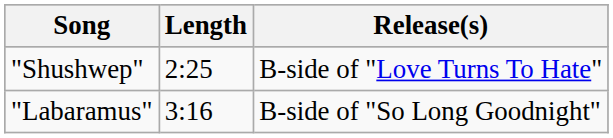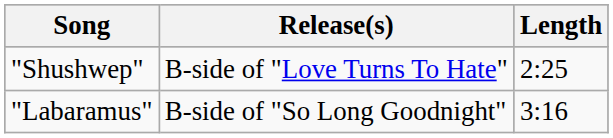columns swapped: (206, 25) <-> (431, 25)
